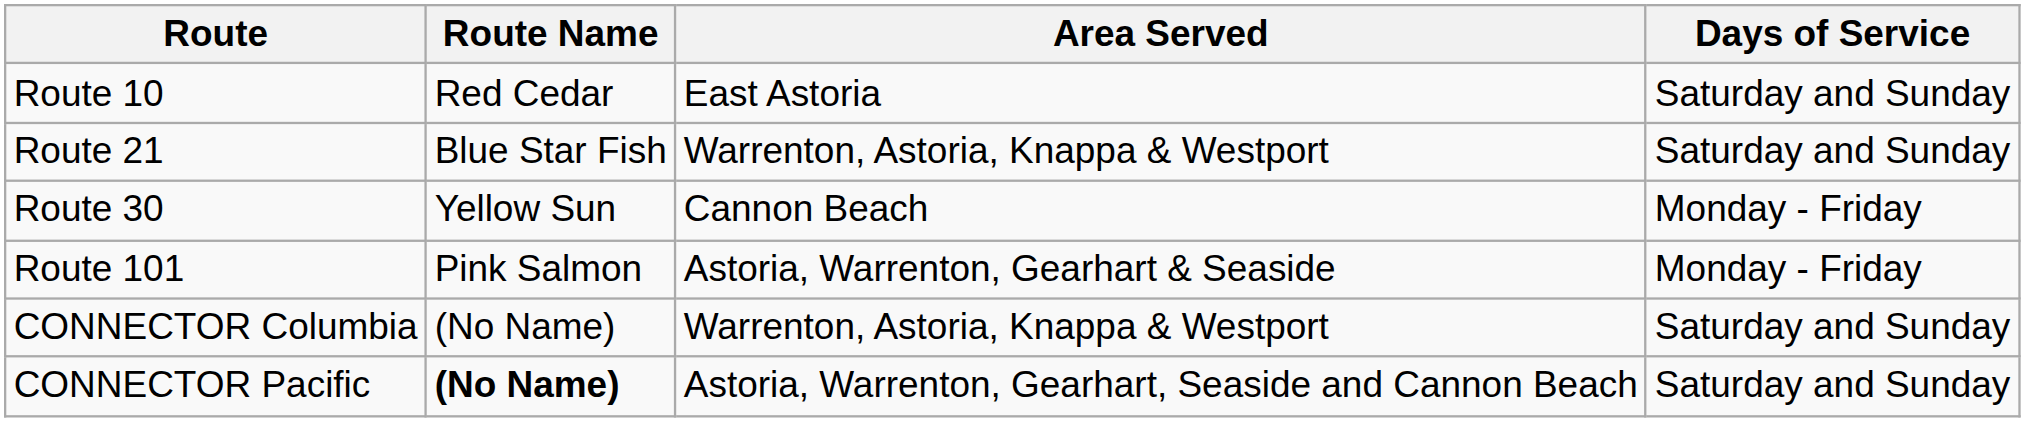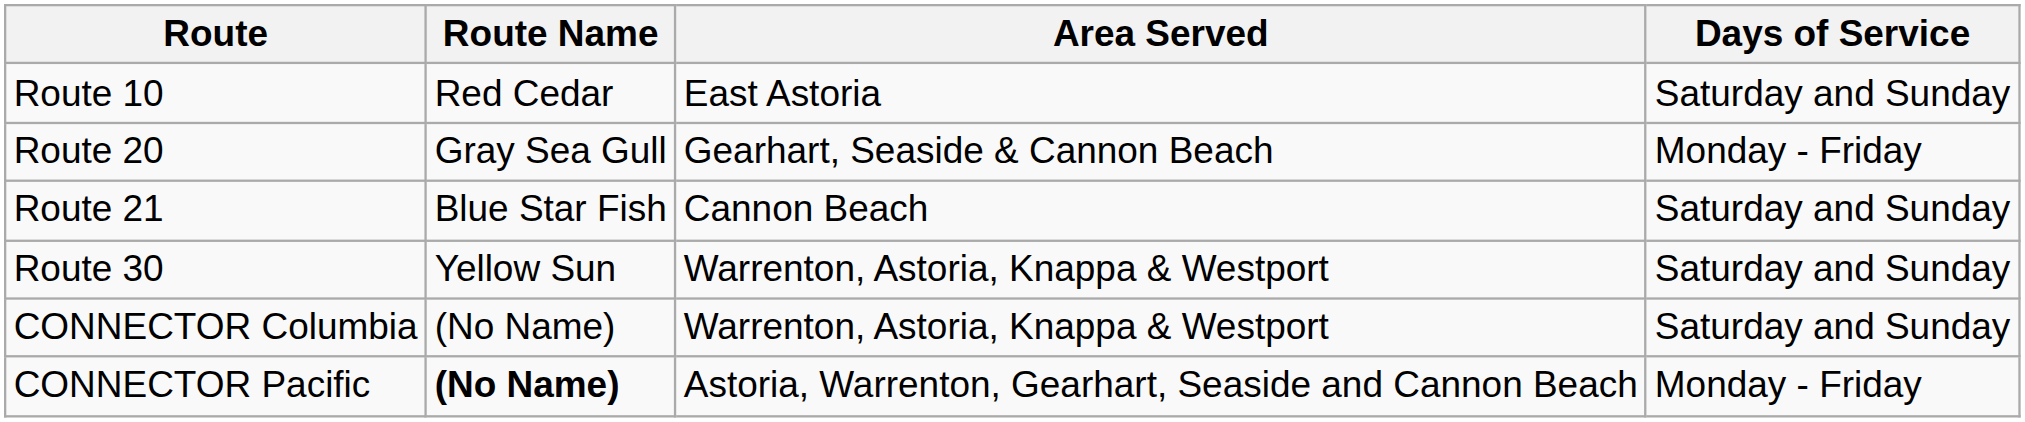+ row: (89, 151)
(1006, 151) Warrenton, Astoria, Knappa & Westport -> (806, 209) Cannon Beach
(806, 209) Cannon Beach -> (1006, 268) Warrenton, Astoria, Knappa & Westport
(1788, 209) Monday - Friday -> (1833, 268) Saturday and Sunday
- row: (99, 268)
(1833, 385) Saturday and Sunday -> (1788, 385) Monday - Friday
